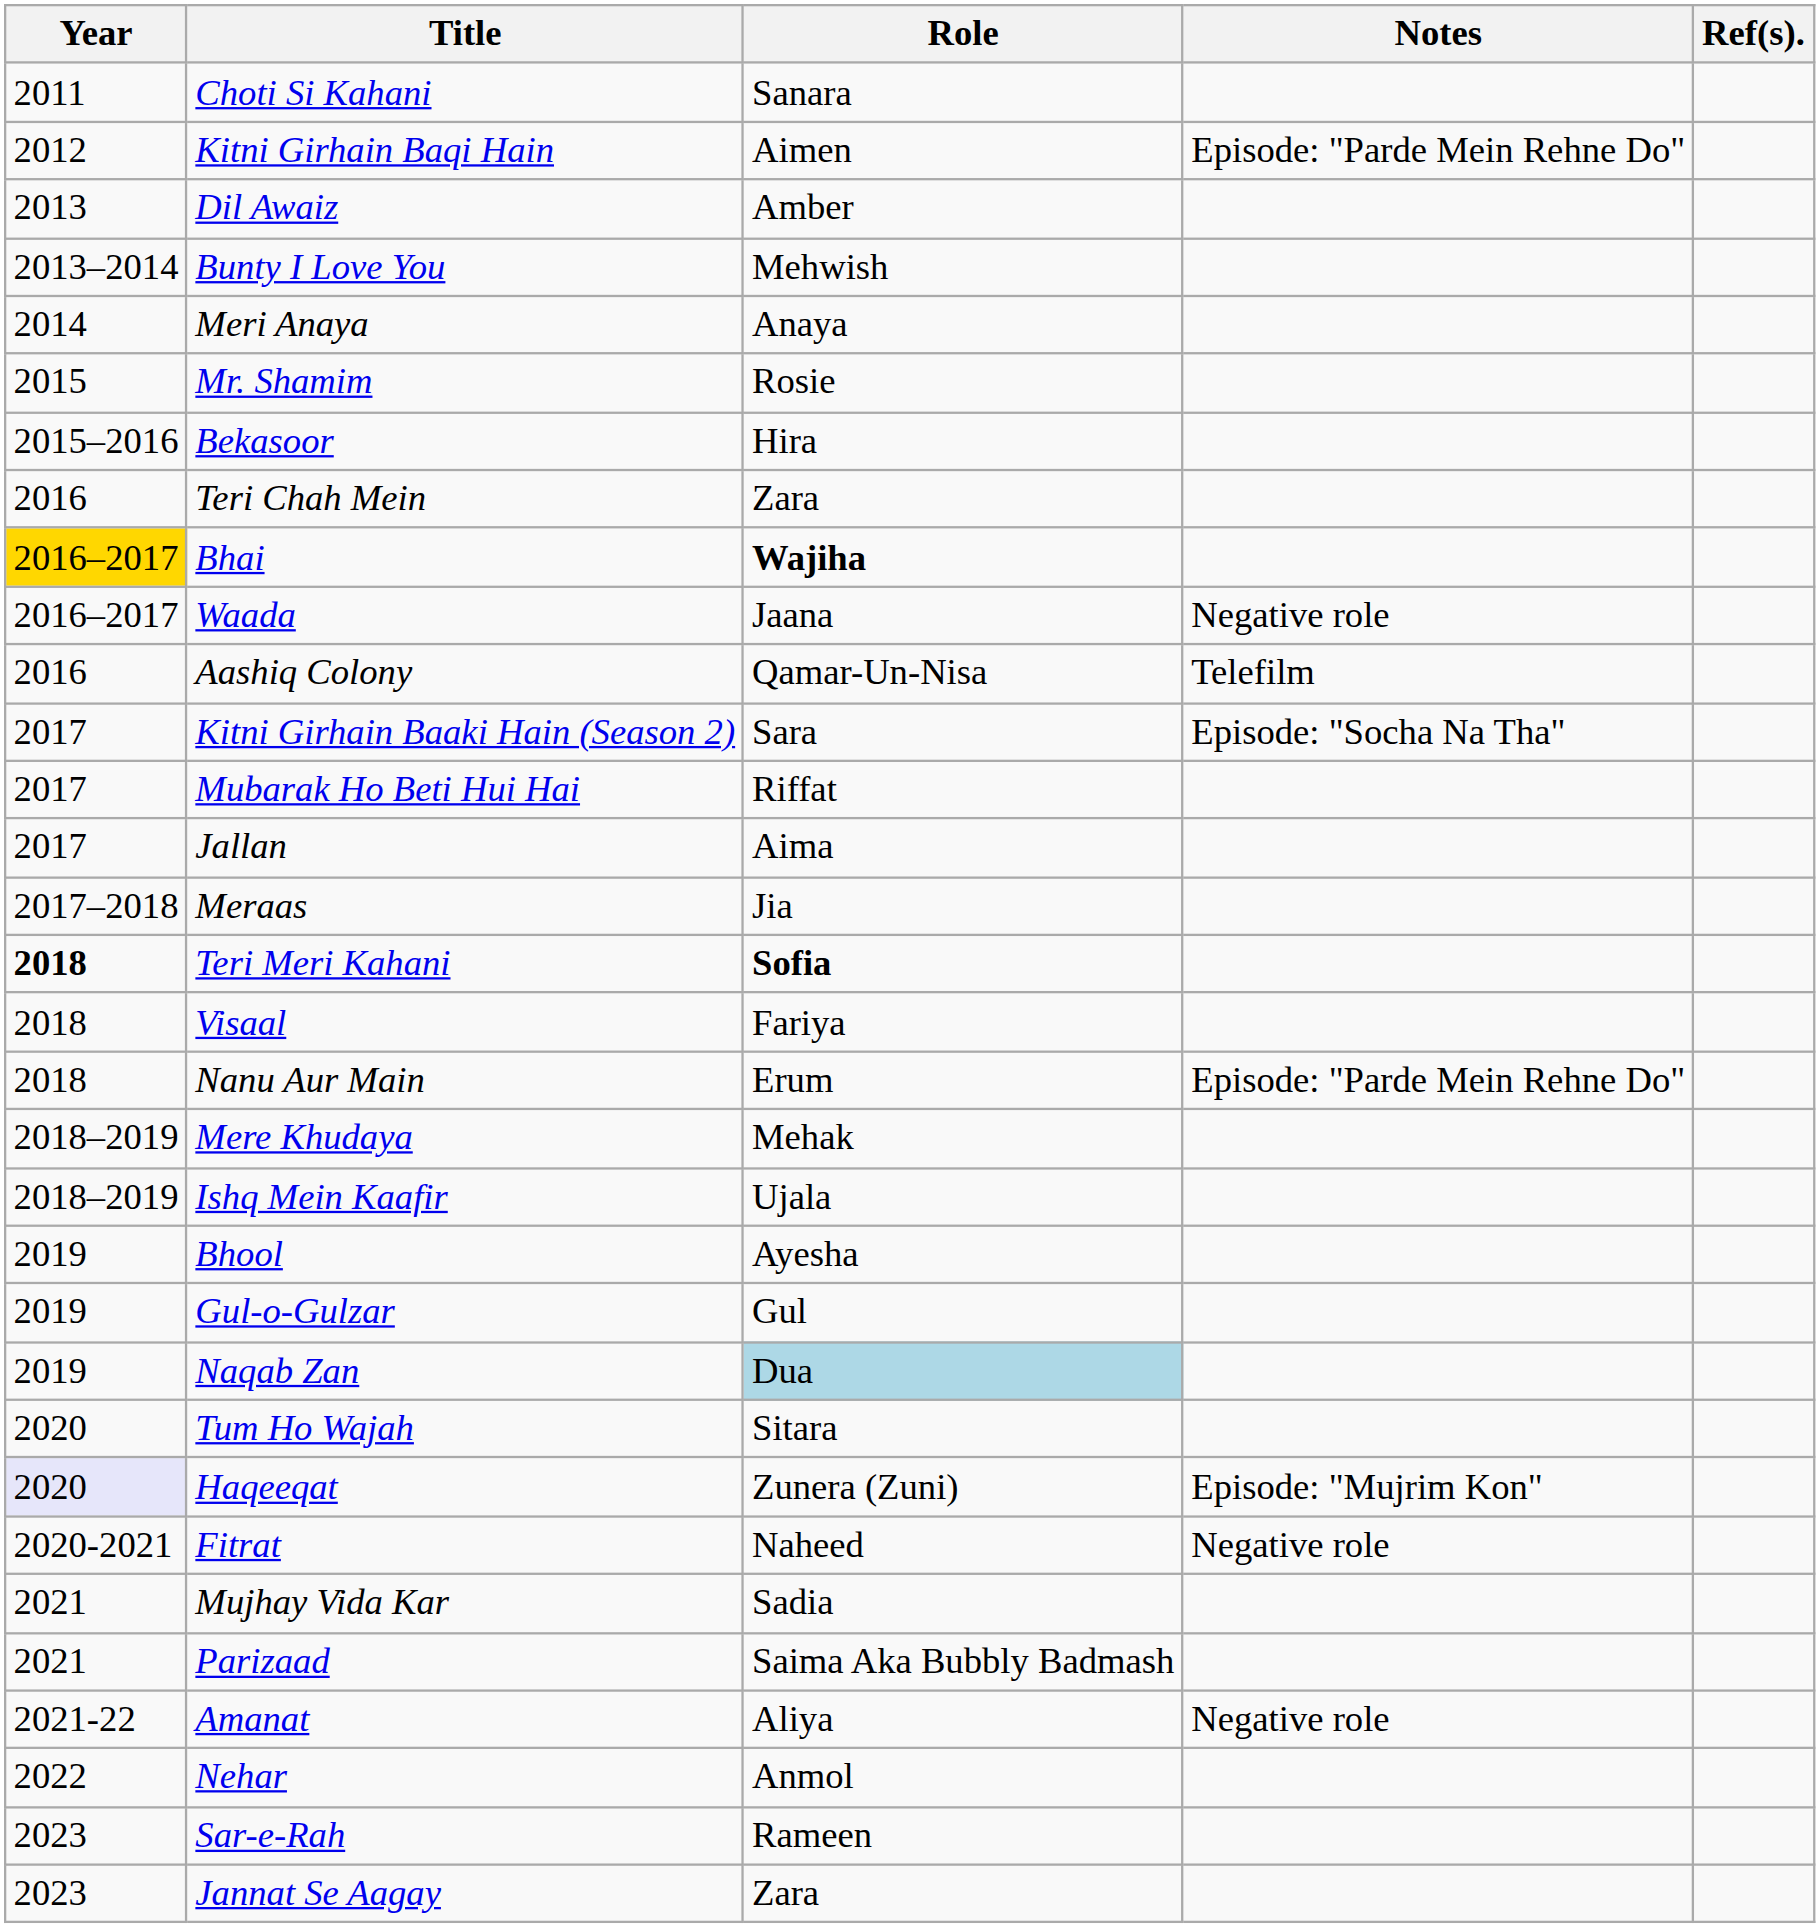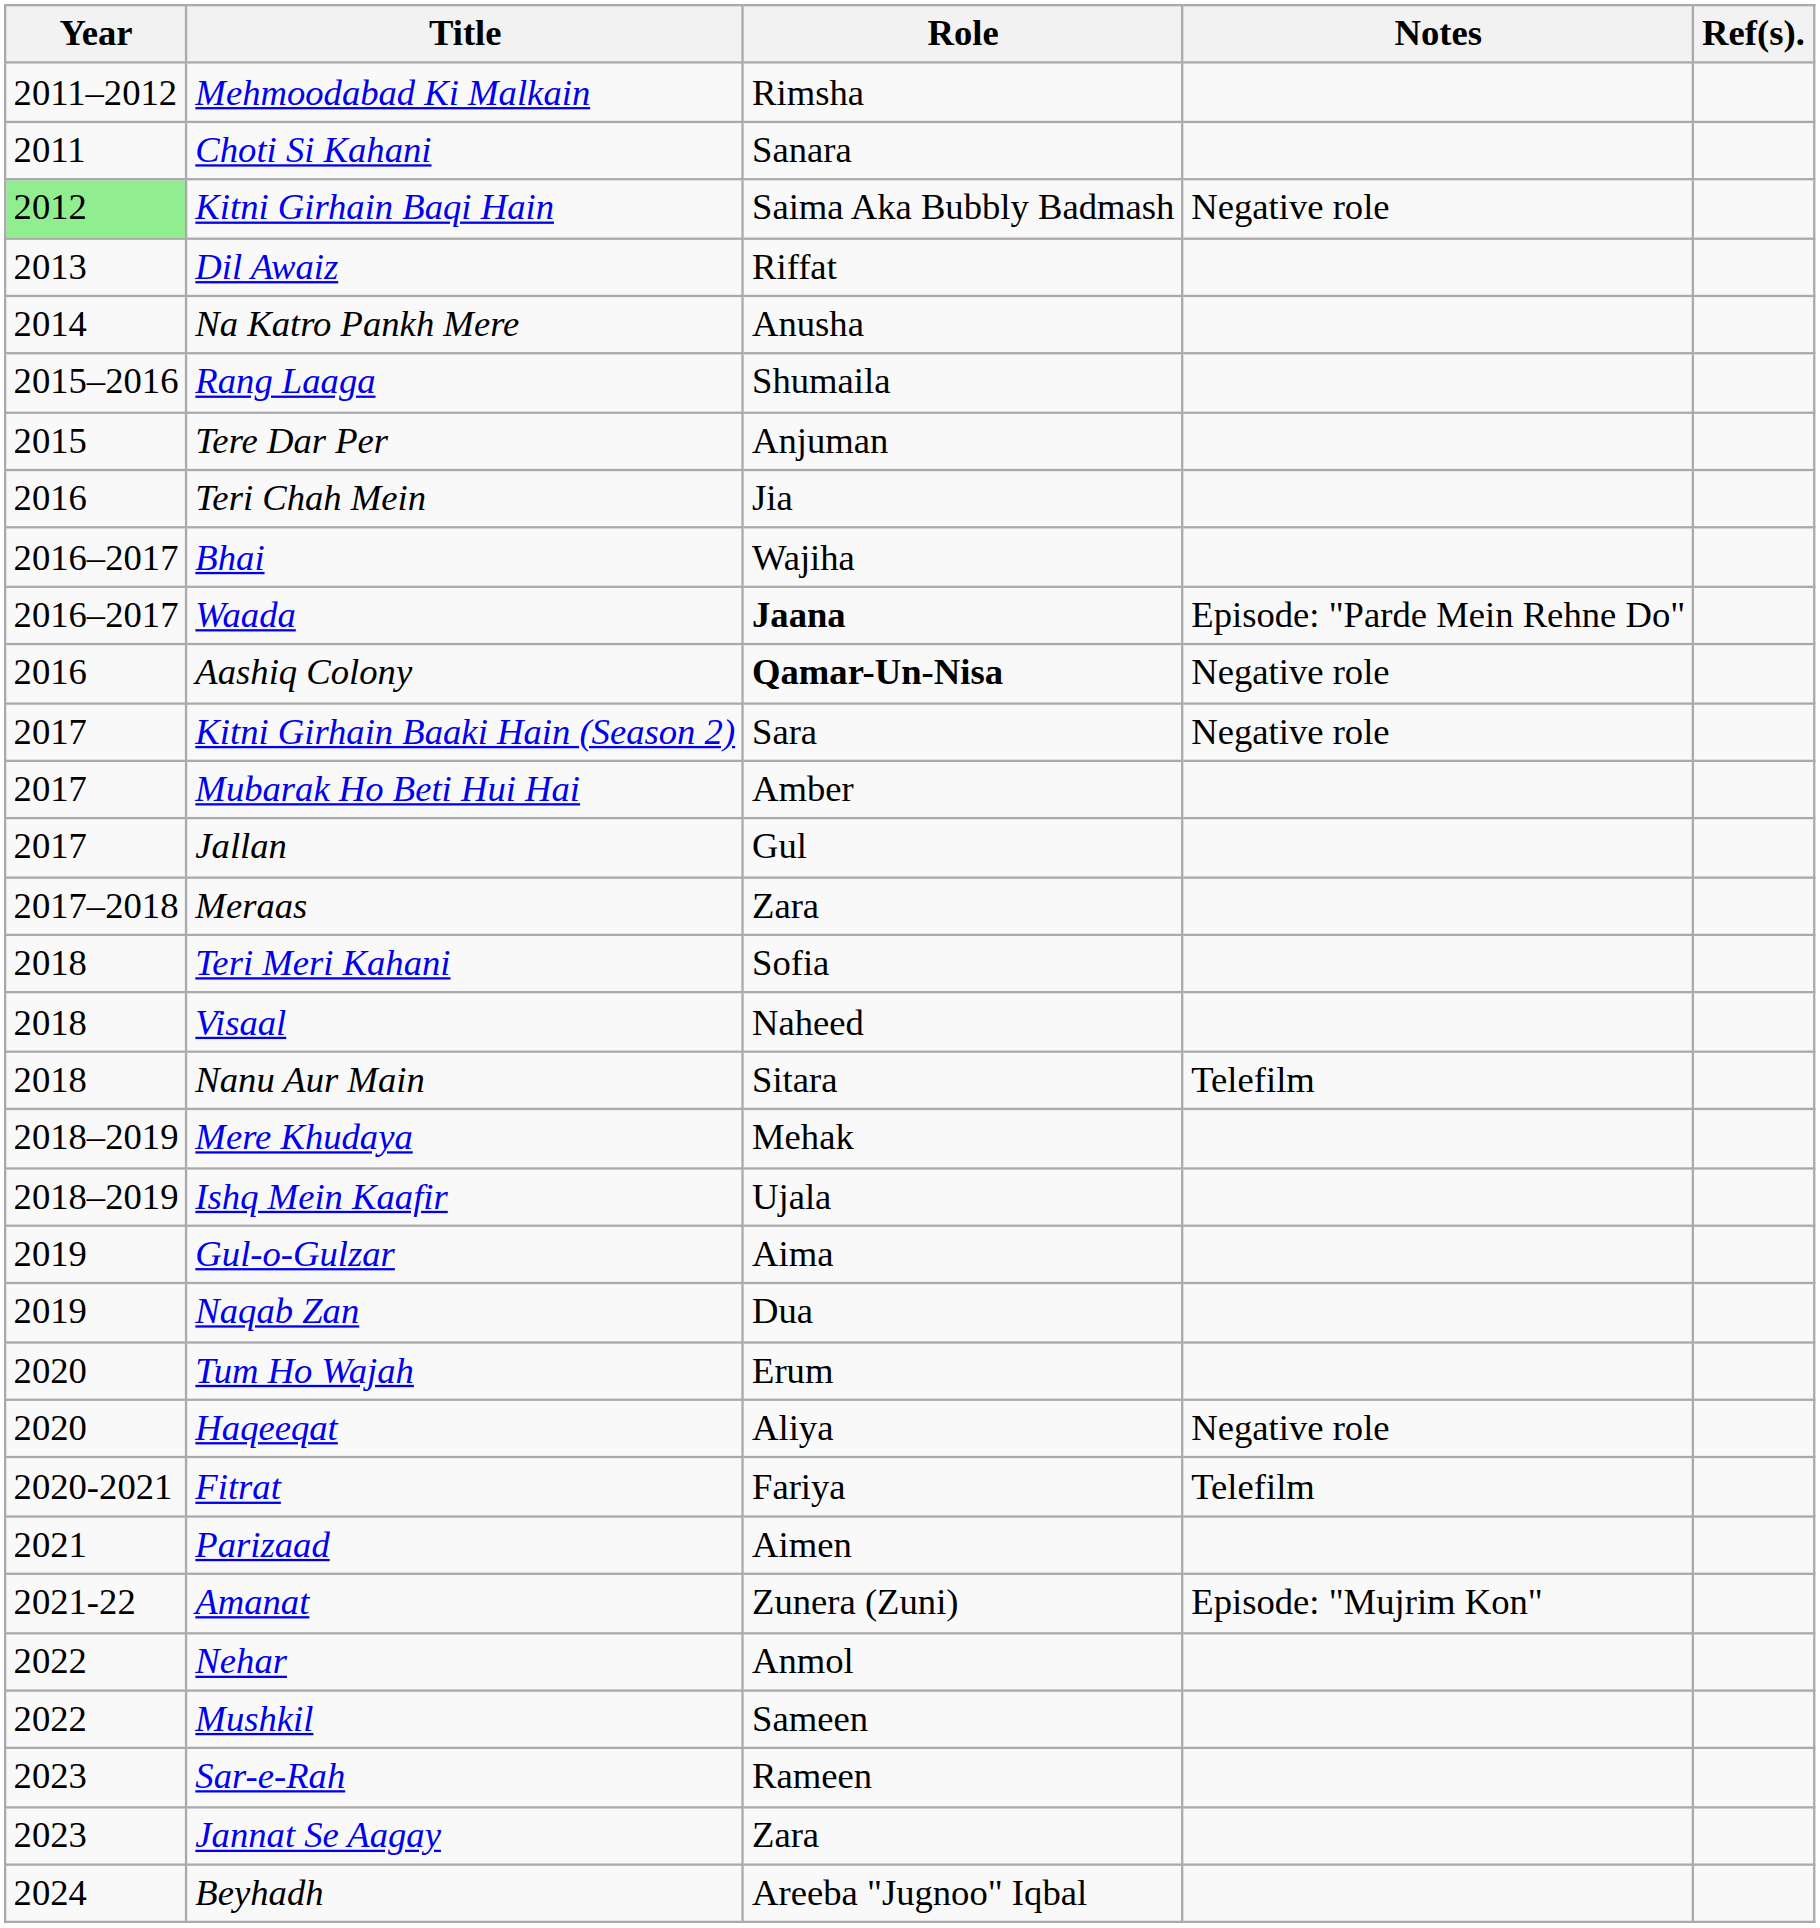+ row: (393, 91)
(50, 149) no background -> (50, 207) lightgreen background
(802, 149) Aimen -> (963, 207) Saima Aka Bubbly Badmash
(1438, 149) Episode: "Parde Mein Rehne Do" -> (1290, 207) Negative role
(803, 207) Amber -> (794, 265) Riffat
- row: (320, 265)
- row: (282, 324)
+ row: (357, 324)
- row: (284, 382)
+ row: (285, 382)
+ row: (292, 440)
- row: (265, 440)
(786, 498) Zara -> (772, 498) Jia
(96, 556) gold background -> (96, 556) no background
(809, 556) bold -> (803, 556) normal
(793, 614) normal -> (799, 614) bold
(1290, 614) Negative role -> (1438, 614) Episode: "Parde Mein Rehne Do"
(870, 672) normal -> (878, 672) bold
(1253, 672) Telefilm -> (1290, 672) Negative role
(1378, 730) Episode: "Socha Na Tha" -> (1290, 730) Negative role
(794, 788) Riffat -> (803, 788) Amber
(793, 847) Aima -> (779, 847) Gul
(772, 905) Jia -> (786, 905) Zara
(50, 963) bold -> (50, 963) normal
(792, 963) bold -> (791, 963) normal
(799, 1021) Fariya -> (808, 1021) Naheed
(793, 1079) Erum -> (795, 1079) Sitara
(1438, 1079) Episode: "Parde Mein Rehne Do" -> (1253, 1079) Telefilm
- row: (239, 1253)
(779, 1311) Gul -> (793, 1253) Aima
(783, 1370) lightblue background -> (783, 1311) no background
(795, 1428) Sitara -> (793, 1370) Erum
(50, 1486) lavender background -> (50, 1428) no background
(855, 1486) Zunera (Zuni) -> (793, 1428) Aliya
(1367, 1486) Episode: "Mujrim Kon" -> (1290, 1428) Negative role
(808, 1544) Naheed -> (799, 1486) Fariya
(1290, 1544) Negative role -> (1253, 1486) Telefilm
- row: (322, 1602)
(963, 1660) Saima Aka Bubbly Badmash -> (802, 1544) Aimen
(793, 1718) Aliya -> (855, 1602) Zunera (Zuni)
(1290, 1718) Negative role -> (1367, 1602) Episode: "Mujrim Kon"
+ row: (254, 1718)
+ row: (259, 1893)
